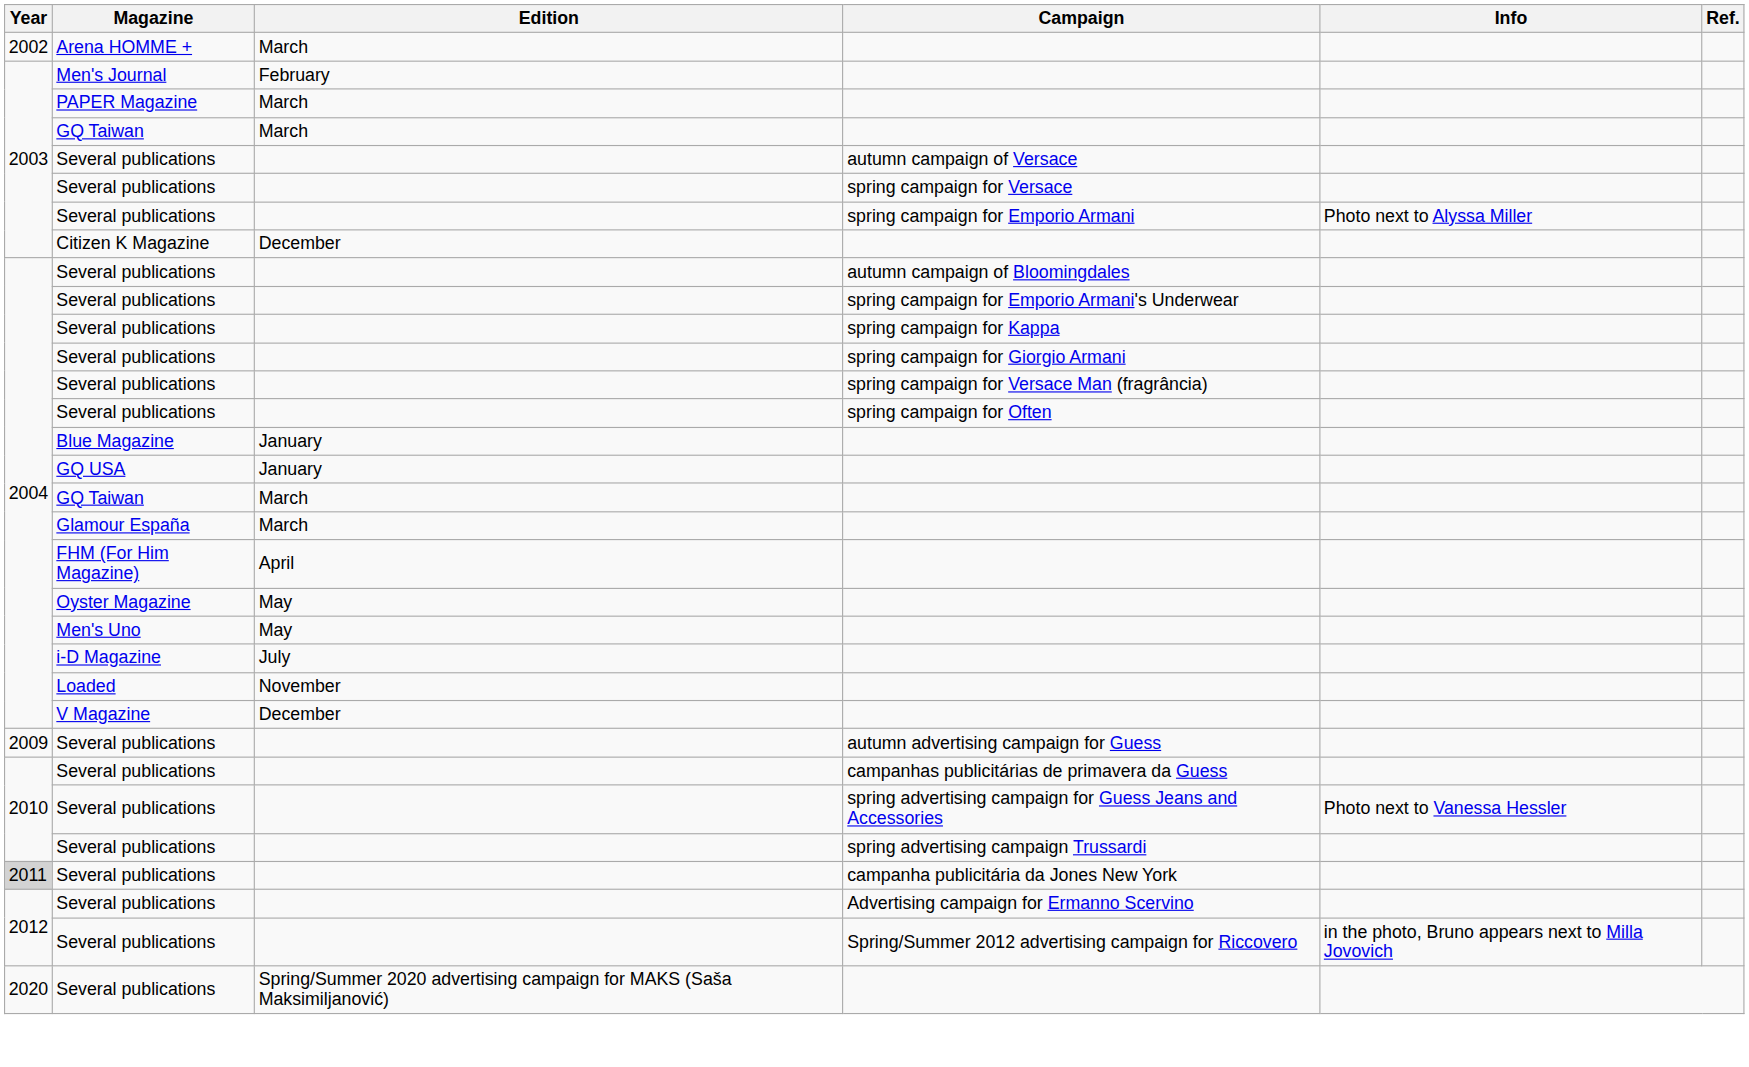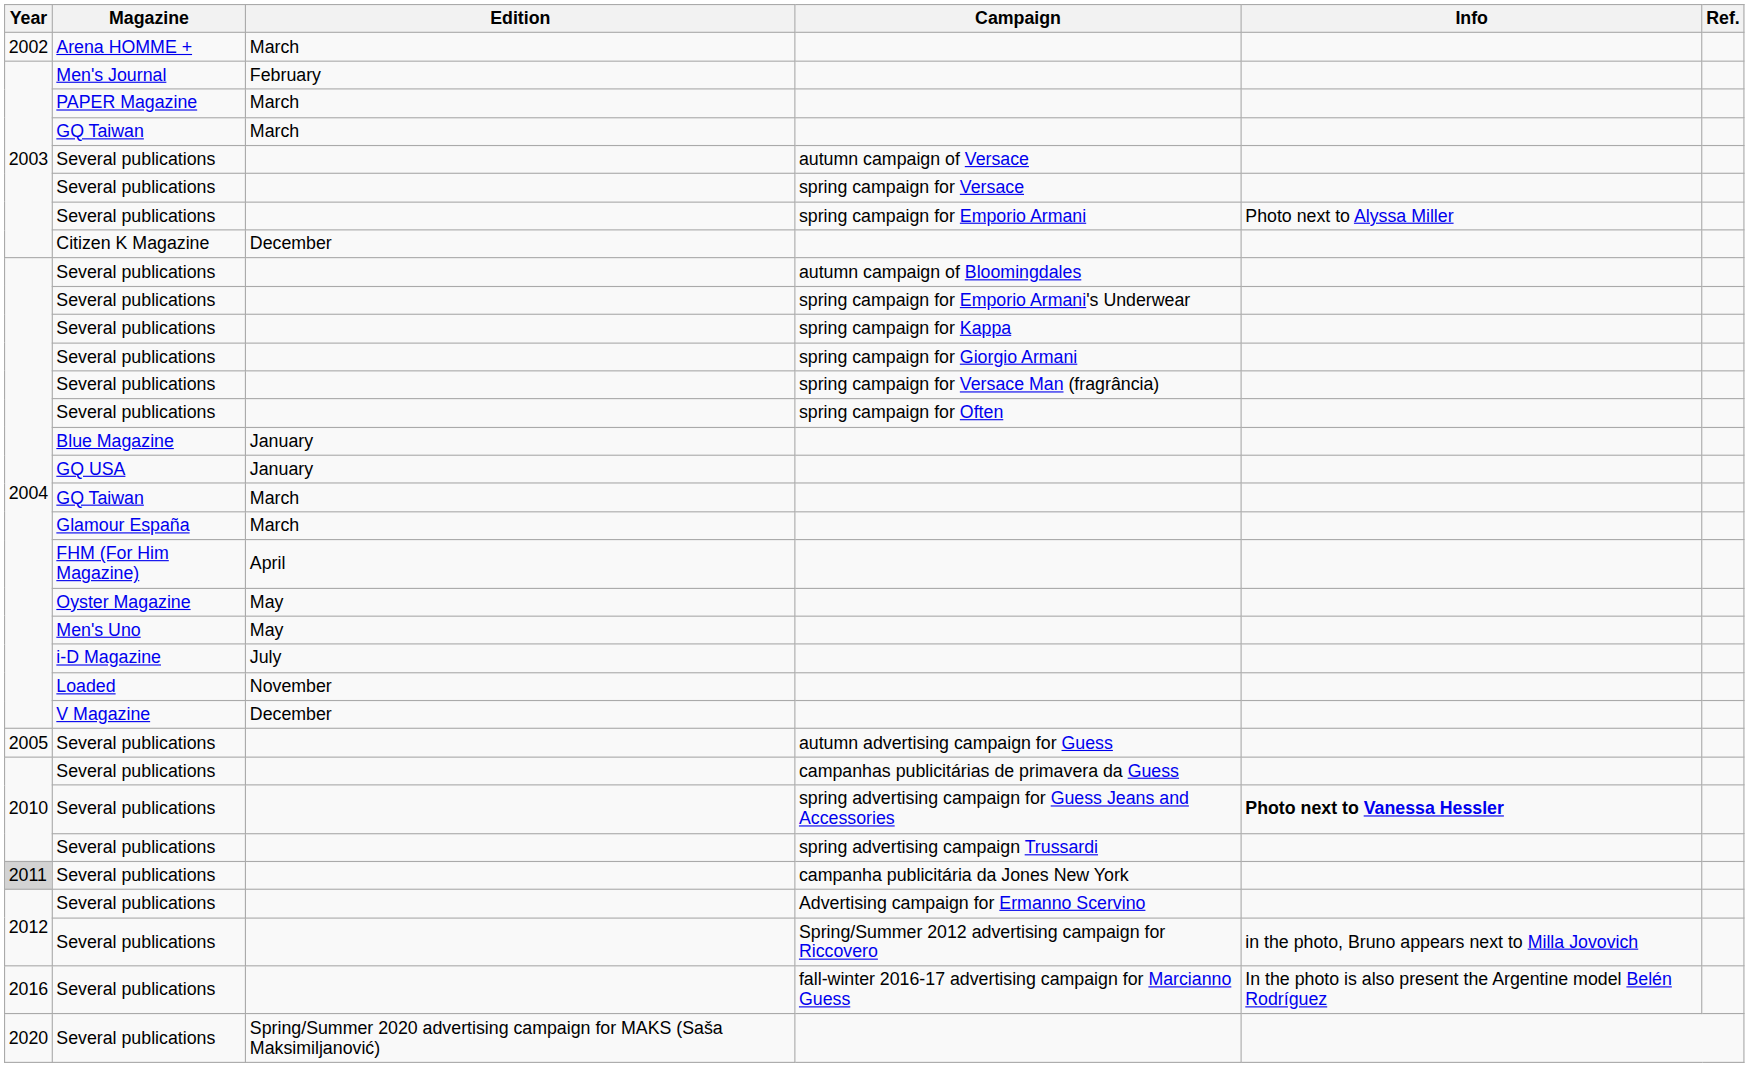(28, 742) 2009 -> (28, 742) 2005
(1445, 809) normal -> (1375, 809) bold
+ row: (136, 989)
